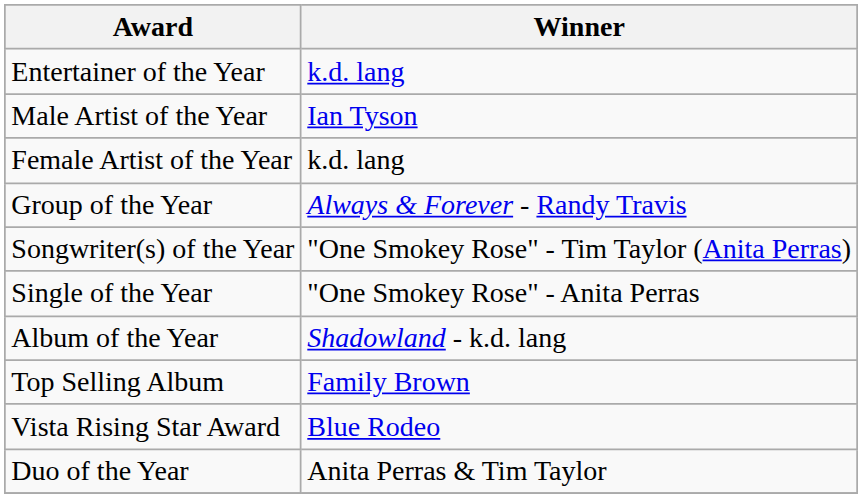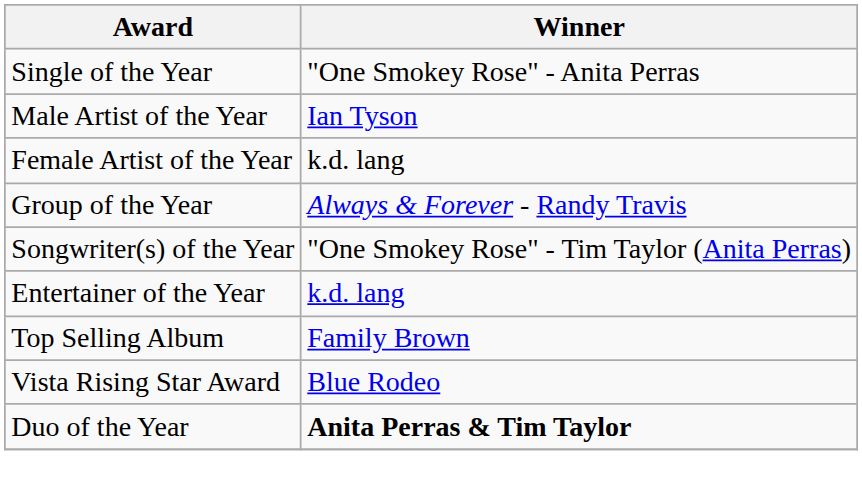rows swapped: (138, 71) <-> (112, 293)
- row: (115, 337)
(457, 470) normal -> (469, 426) bold
